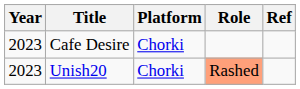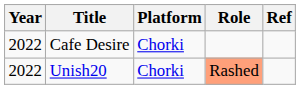(25, 44) 2023 -> (25, 44) 2022
(25, 71) 2023 -> (25, 71) 2022
